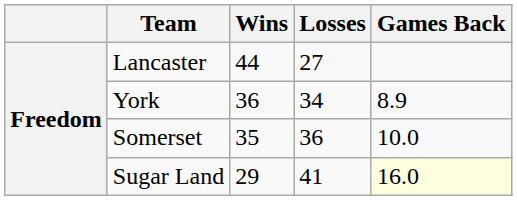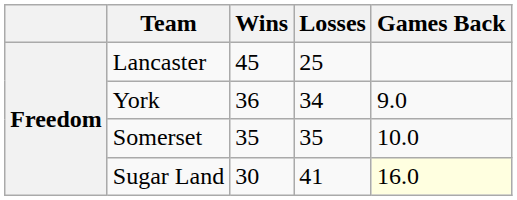(247, 61) 44 -> (247, 61) 45
(311, 61) 27 -> (311, 61) 25
(392, 99) 8.9 -> (392, 99) 9.0
(311, 137) 36 -> (311, 137) 35
(247, 175) 29 -> (247, 175) 30
